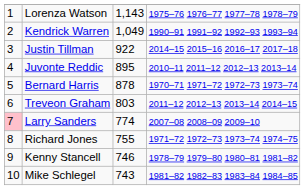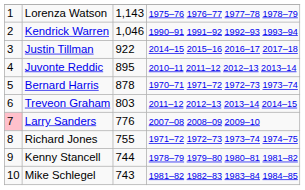(130, 31) 1,049 -> (130, 31) 1,046
(125, 121) 774 -> (125, 121) 776
(125, 157) 746 -> (125, 157) 744
